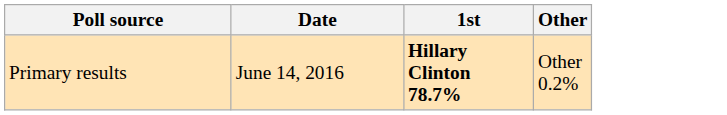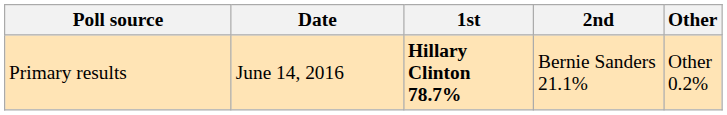+ column: (598, 19)
